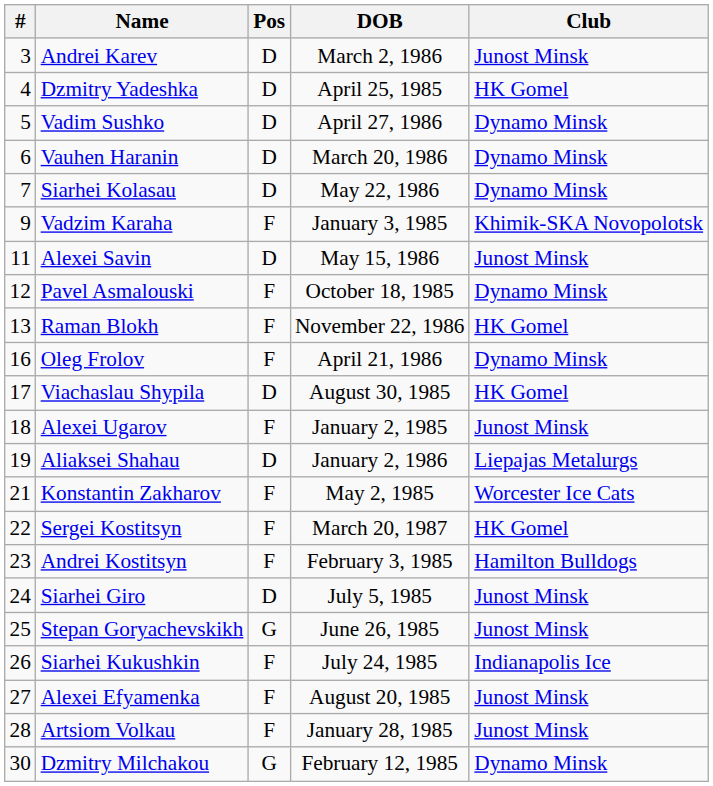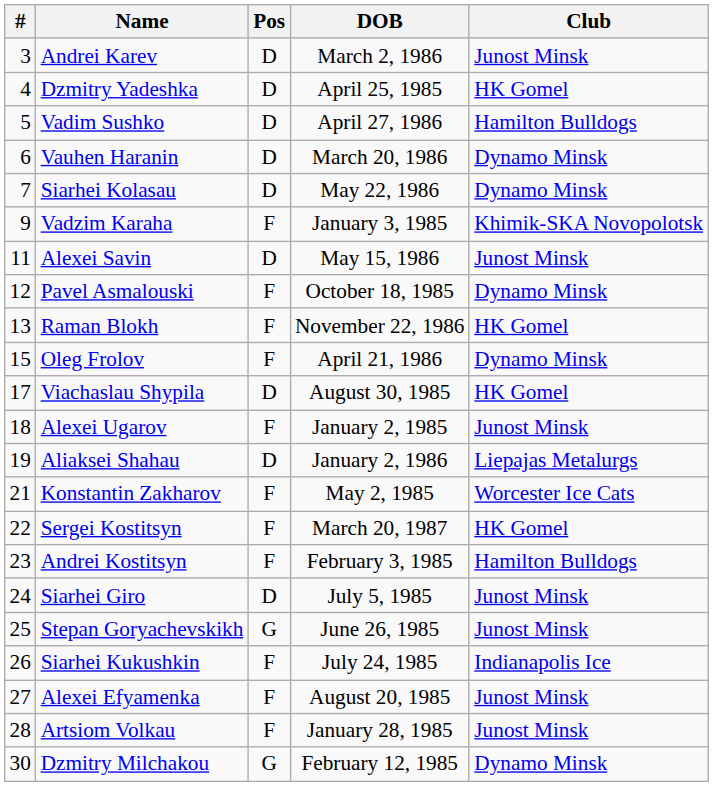(541, 122) Dynamo Minsk -> (556, 122) Hamilton Bulldogs
(20, 358) 16 -> (20, 358) 15
